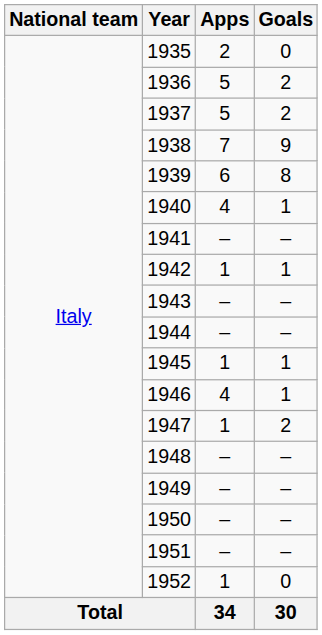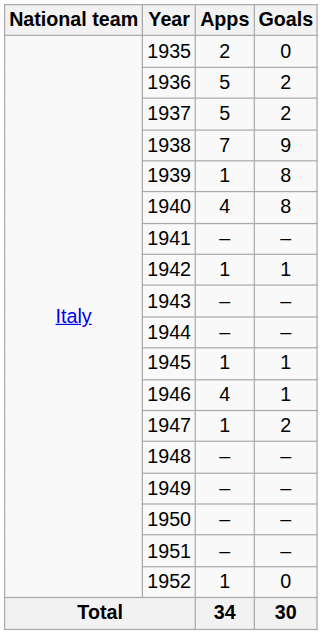(225, 176) 6 -> (225, 176) 1
(286, 207) 1 -> (286, 207) 8
